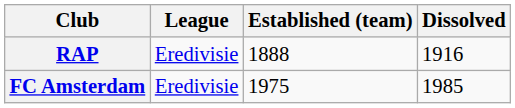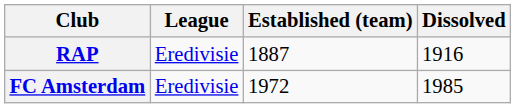(269, 53) 1888 -> (269, 53) 1887
(269, 86) 1975 -> (269, 86) 1972
